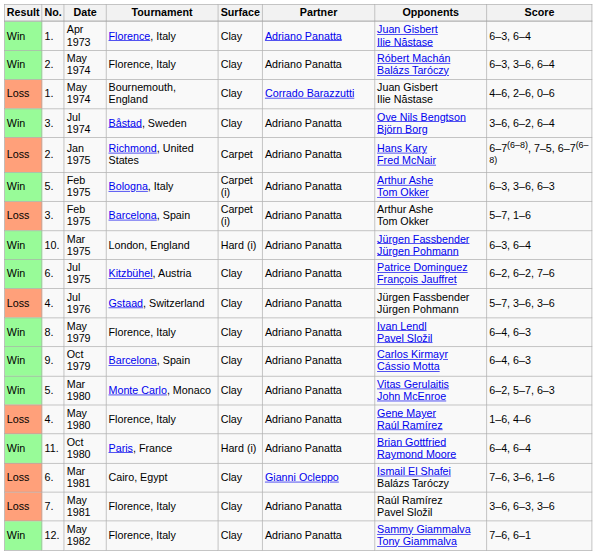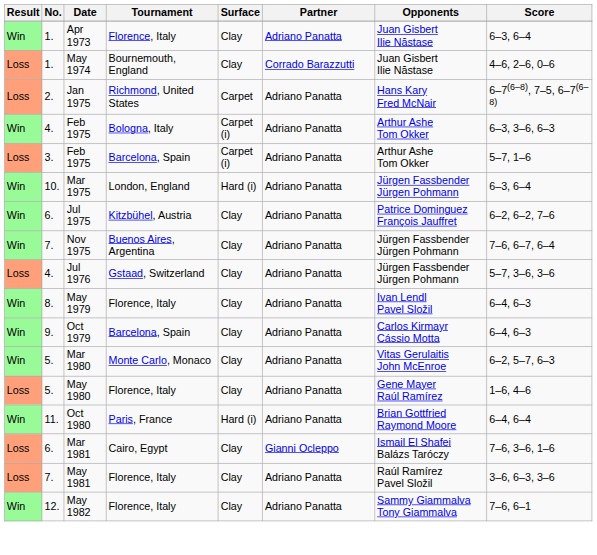- row: (79, 65)
- row: (79, 123)
(49, 187) 5. -> (49, 129) 4.
+ row: (79, 245)
(49, 419) 4. -> (49, 390) 5.
